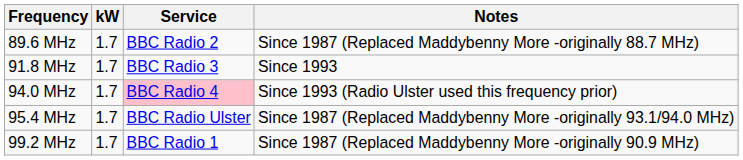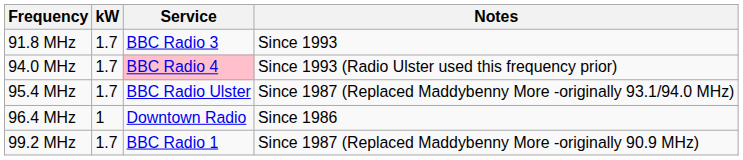- row: (42, 42)
+ row: (42, 117)
